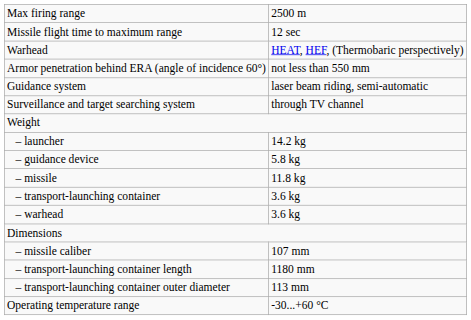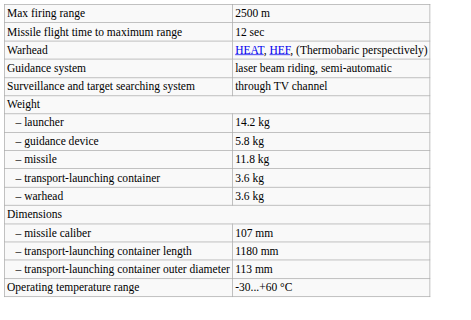- row: (136, 68)
